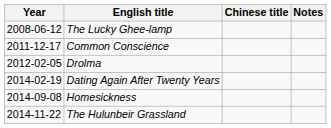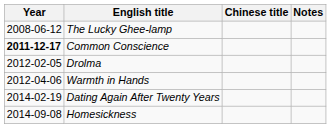(34, 47) normal -> (34, 47) bold
+ row: (108, 81)
- row: (126, 115)
